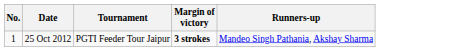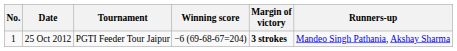+ column: (210, 18)
